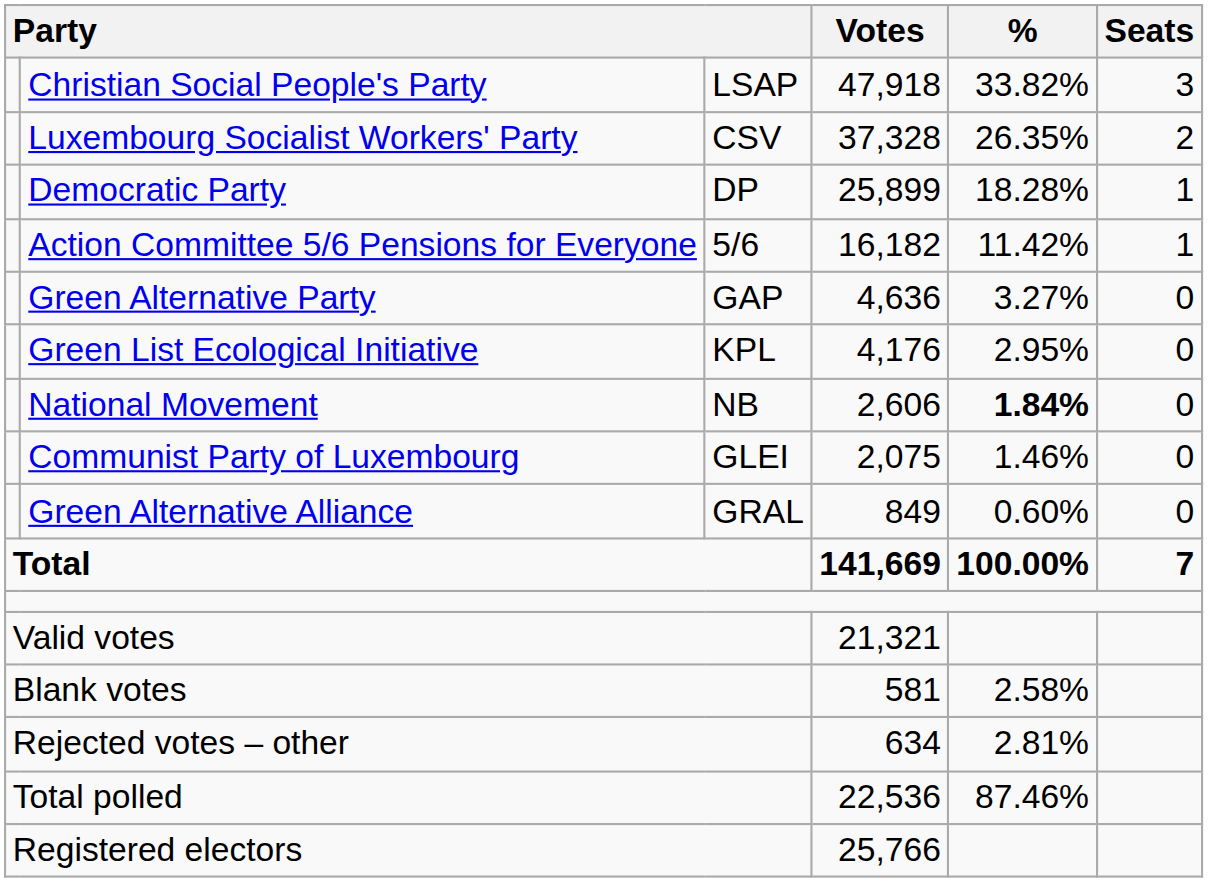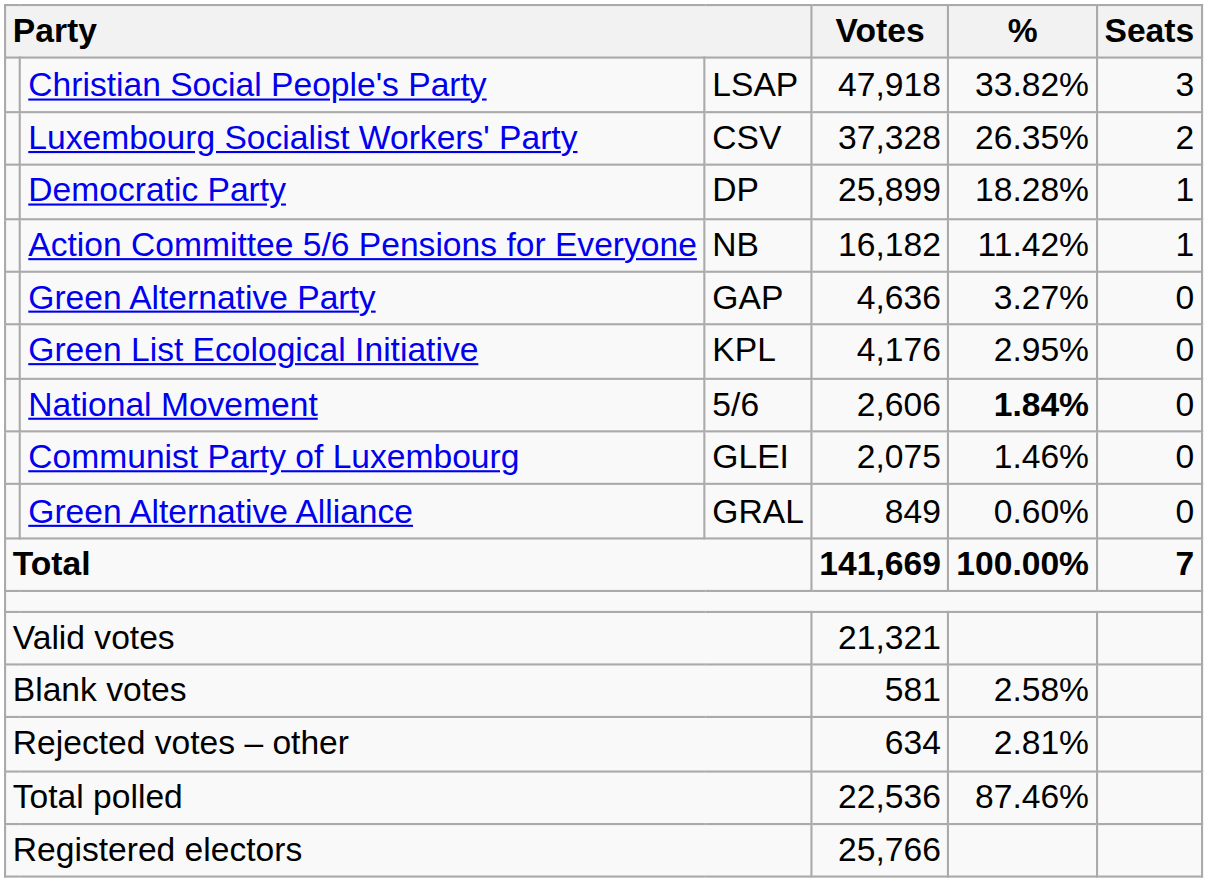(736, 244) 5/6 -> (736, 244) NB
(736, 404) NB -> (736, 404) 5/6
